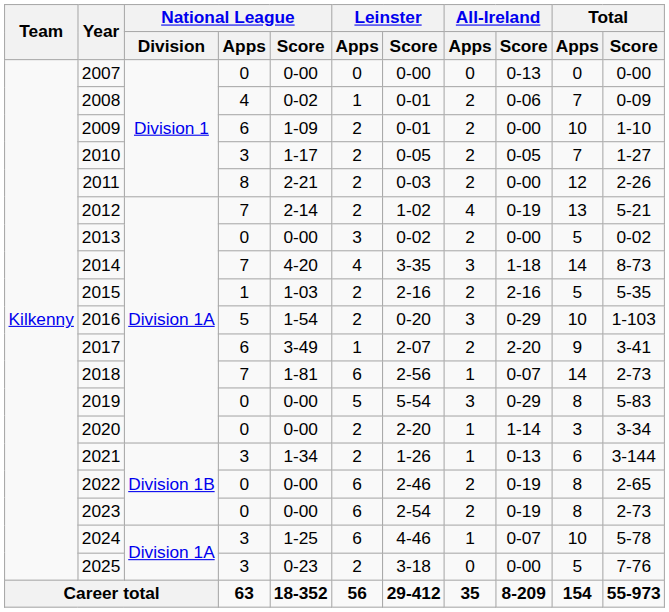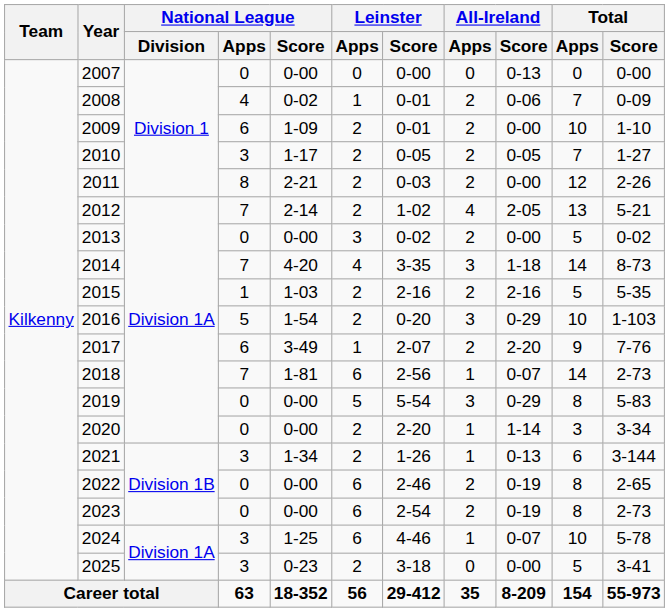(524, 210) 0-19 -> (524, 210) 2-05
(634, 347) 3-41 -> (634, 347) 7-76
(634, 566) 7-76 -> (634, 566) 3-41
